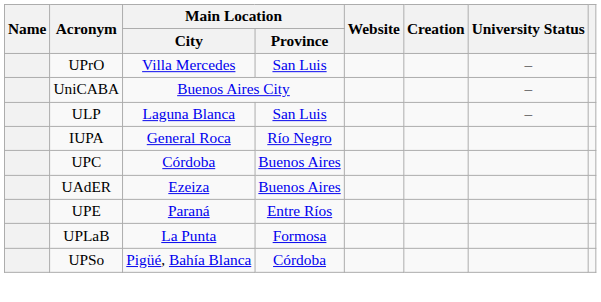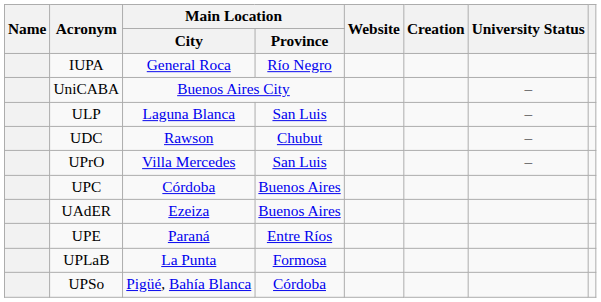rows swapped: (86, 138) <-> (86, 65)
+ row: (86, 138)
